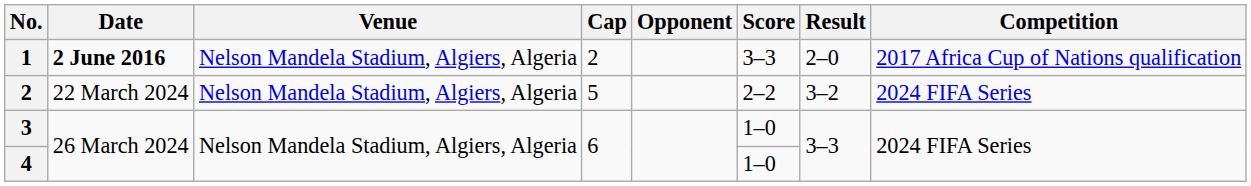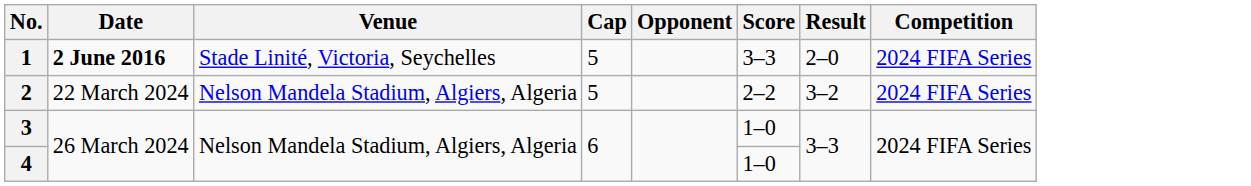(388, 57) Nelson Mandela Stadium, Algiers, Algeria -> (347, 57) Stade Linité, Victoria, Seychelles
(593, 57) 2 -> (593, 57) 5
(1059, 57) 2017 Africa Cup of Nations qualification -> (954, 57) 2024 FIFA Series
